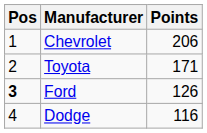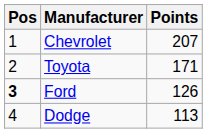(185, 42) 206 -> (185, 42) 207
(186, 116) 116 -> (186, 116) 113
